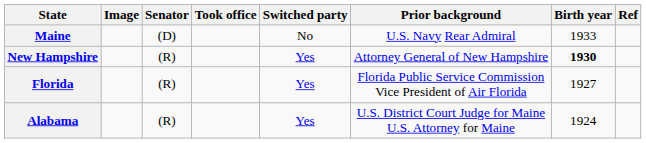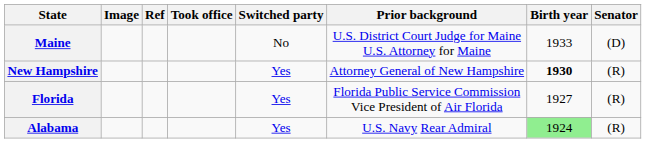columns swapped: (167, 14) <-> (628, 14)
(451, 35) U.S. Navy Rear Admiral -> (427, 43) U.S. District Court Judge for Maine U.S. Attorney for Maine
(451, 120) U.S. District Court Judge for Maine U.S. Attorney for Maine -> (427, 127) U.S. Navy Rear Admiral
(583, 120) no background -> (559, 127) lightgreen background
